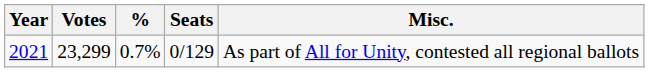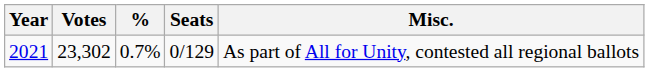(84, 50) 23,299 -> (84, 50) 23,302
